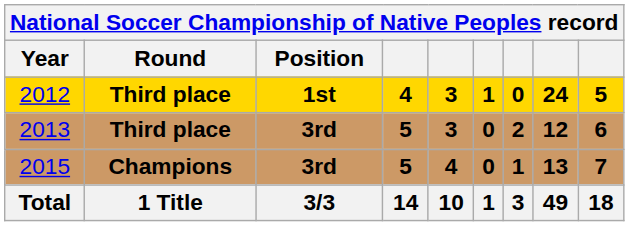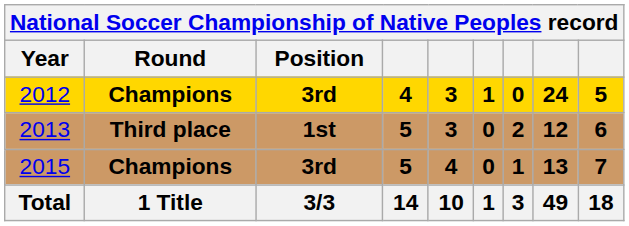(170, 94) Third place -> (170, 94) Champions
(319, 94) 1st -> (319, 94) 3rd
(319, 130) 3rd -> (319, 130) 1st
